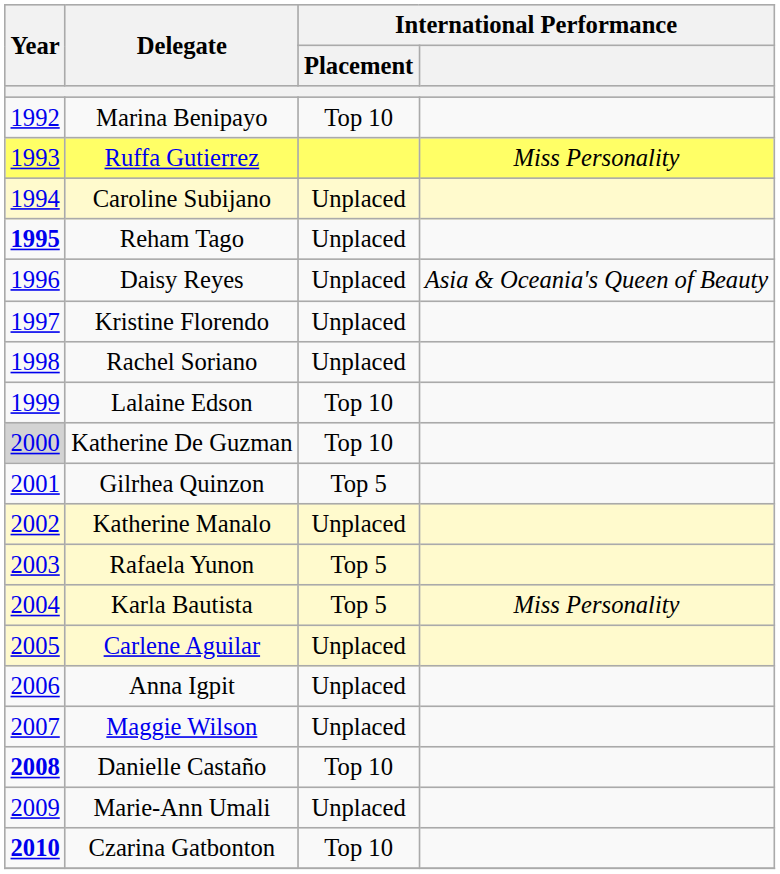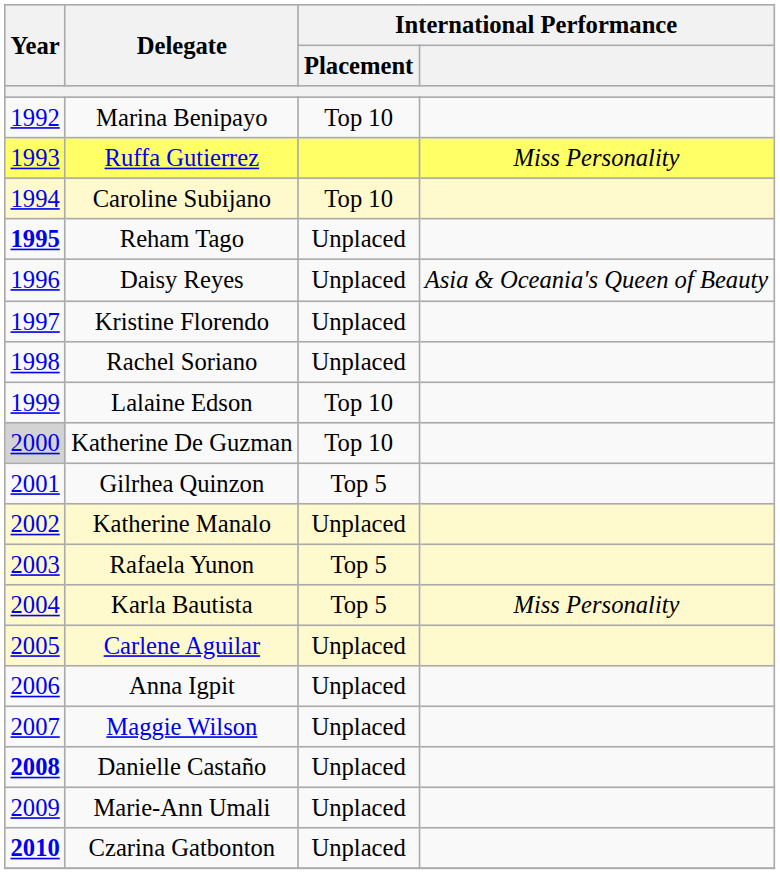(359, 198) Unplaced -> (359, 198) Top 10
(359, 767) Top 10 -> (359, 767) Unplaced
(359, 848) Top 10 -> (359, 848) Unplaced
